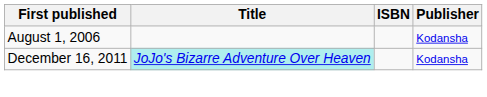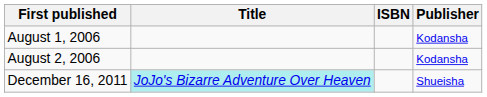+ row: (54, 59)
(442, 59) Kodansha -> (440, 81) Shueisha
